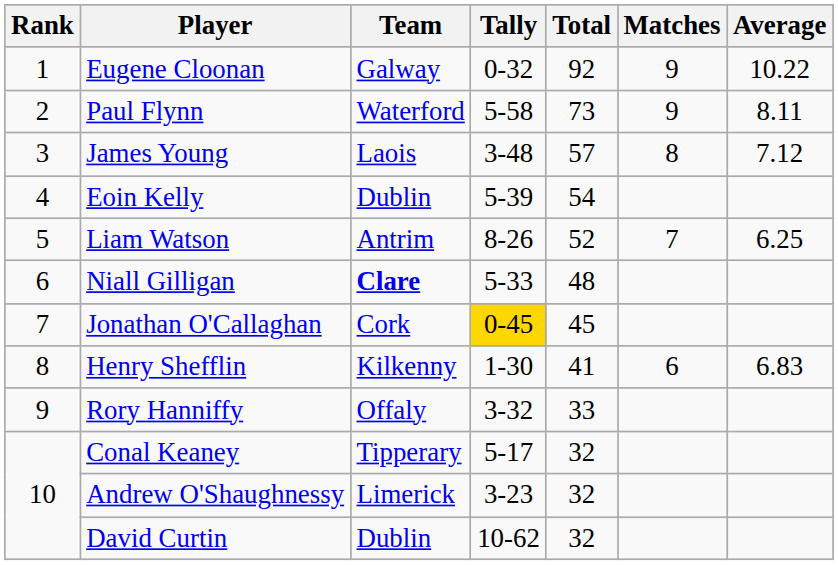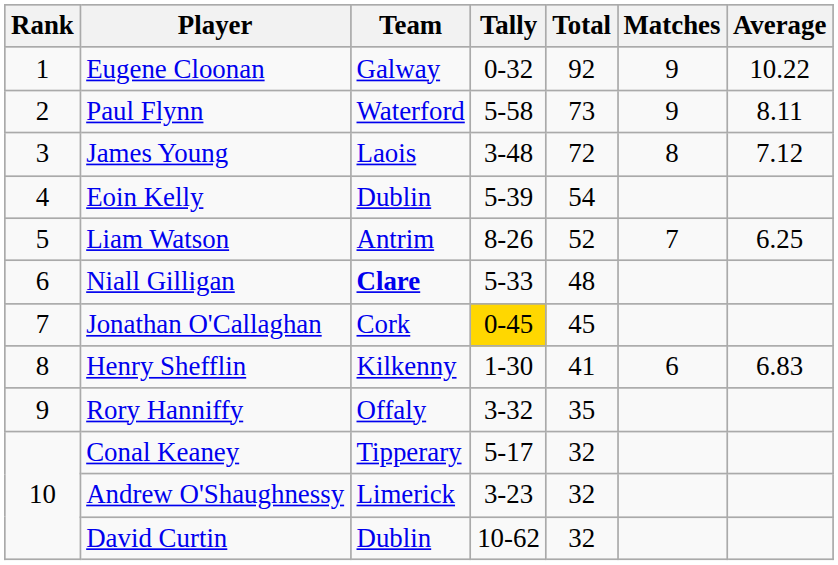(582, 153) 57 -> (582, 153) 72
(582, 409) 33 -> (582, 409) 35
